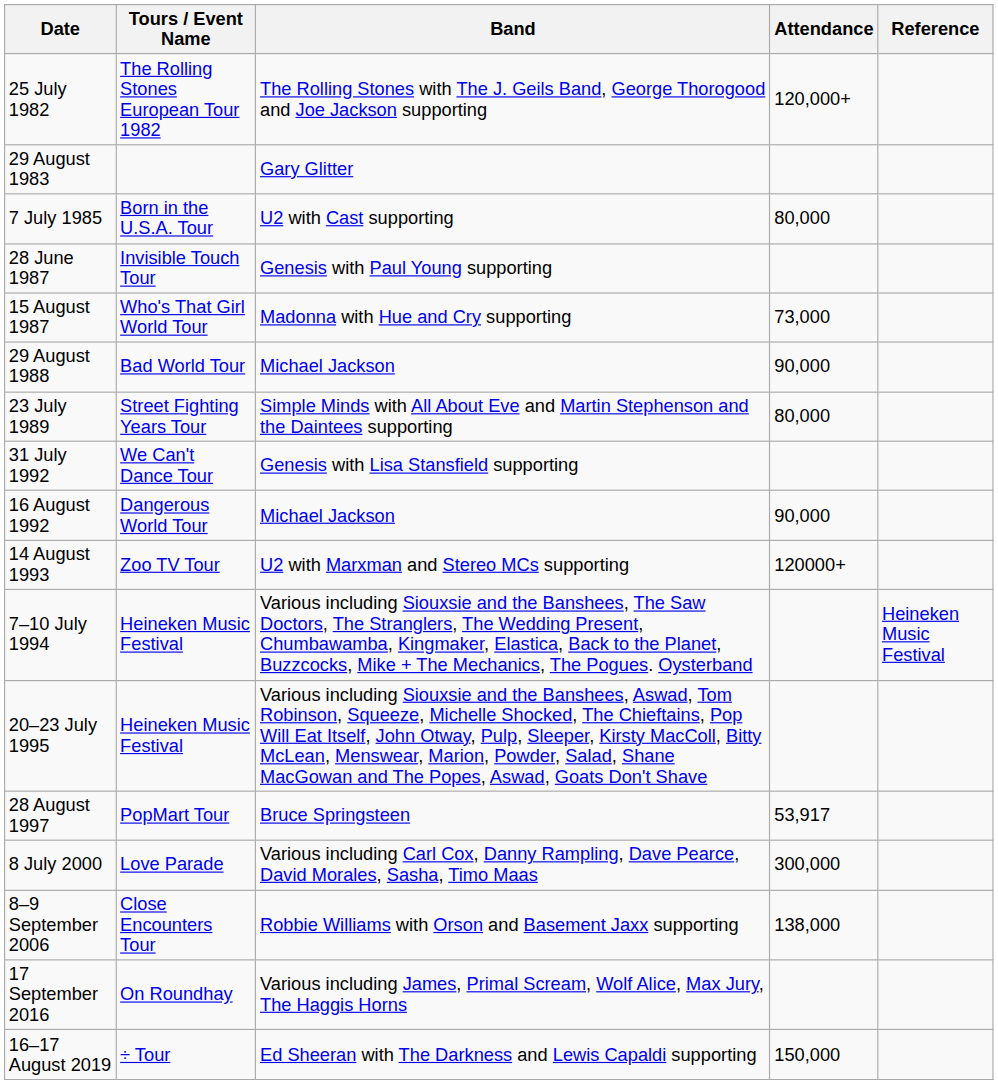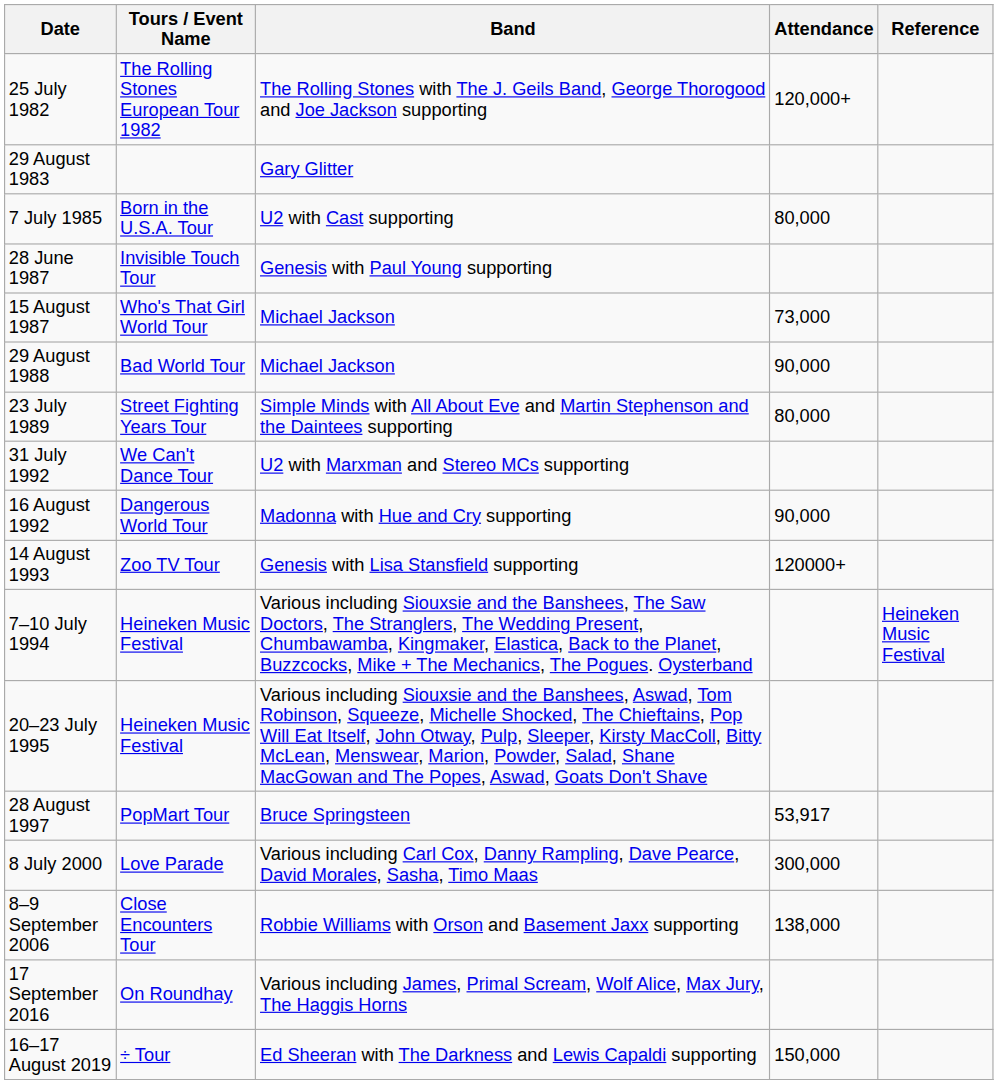(416, 317) Madonna with Hue and Cry supporting -> (327, 317) Michael Jackson
(419, 465) Genesis with Lisa Stansfield supporting -> (445, 465) U2 with Marxman and Stereo MCs supporting
(327, 515) Michael Jackson -> (416, 515) Madonna with Hue and Cry supporting
(445, 564) U2 with Marxman and Stereo MCs supporting -> (419, 564) Genesis with Lisa Stansfield supporting
